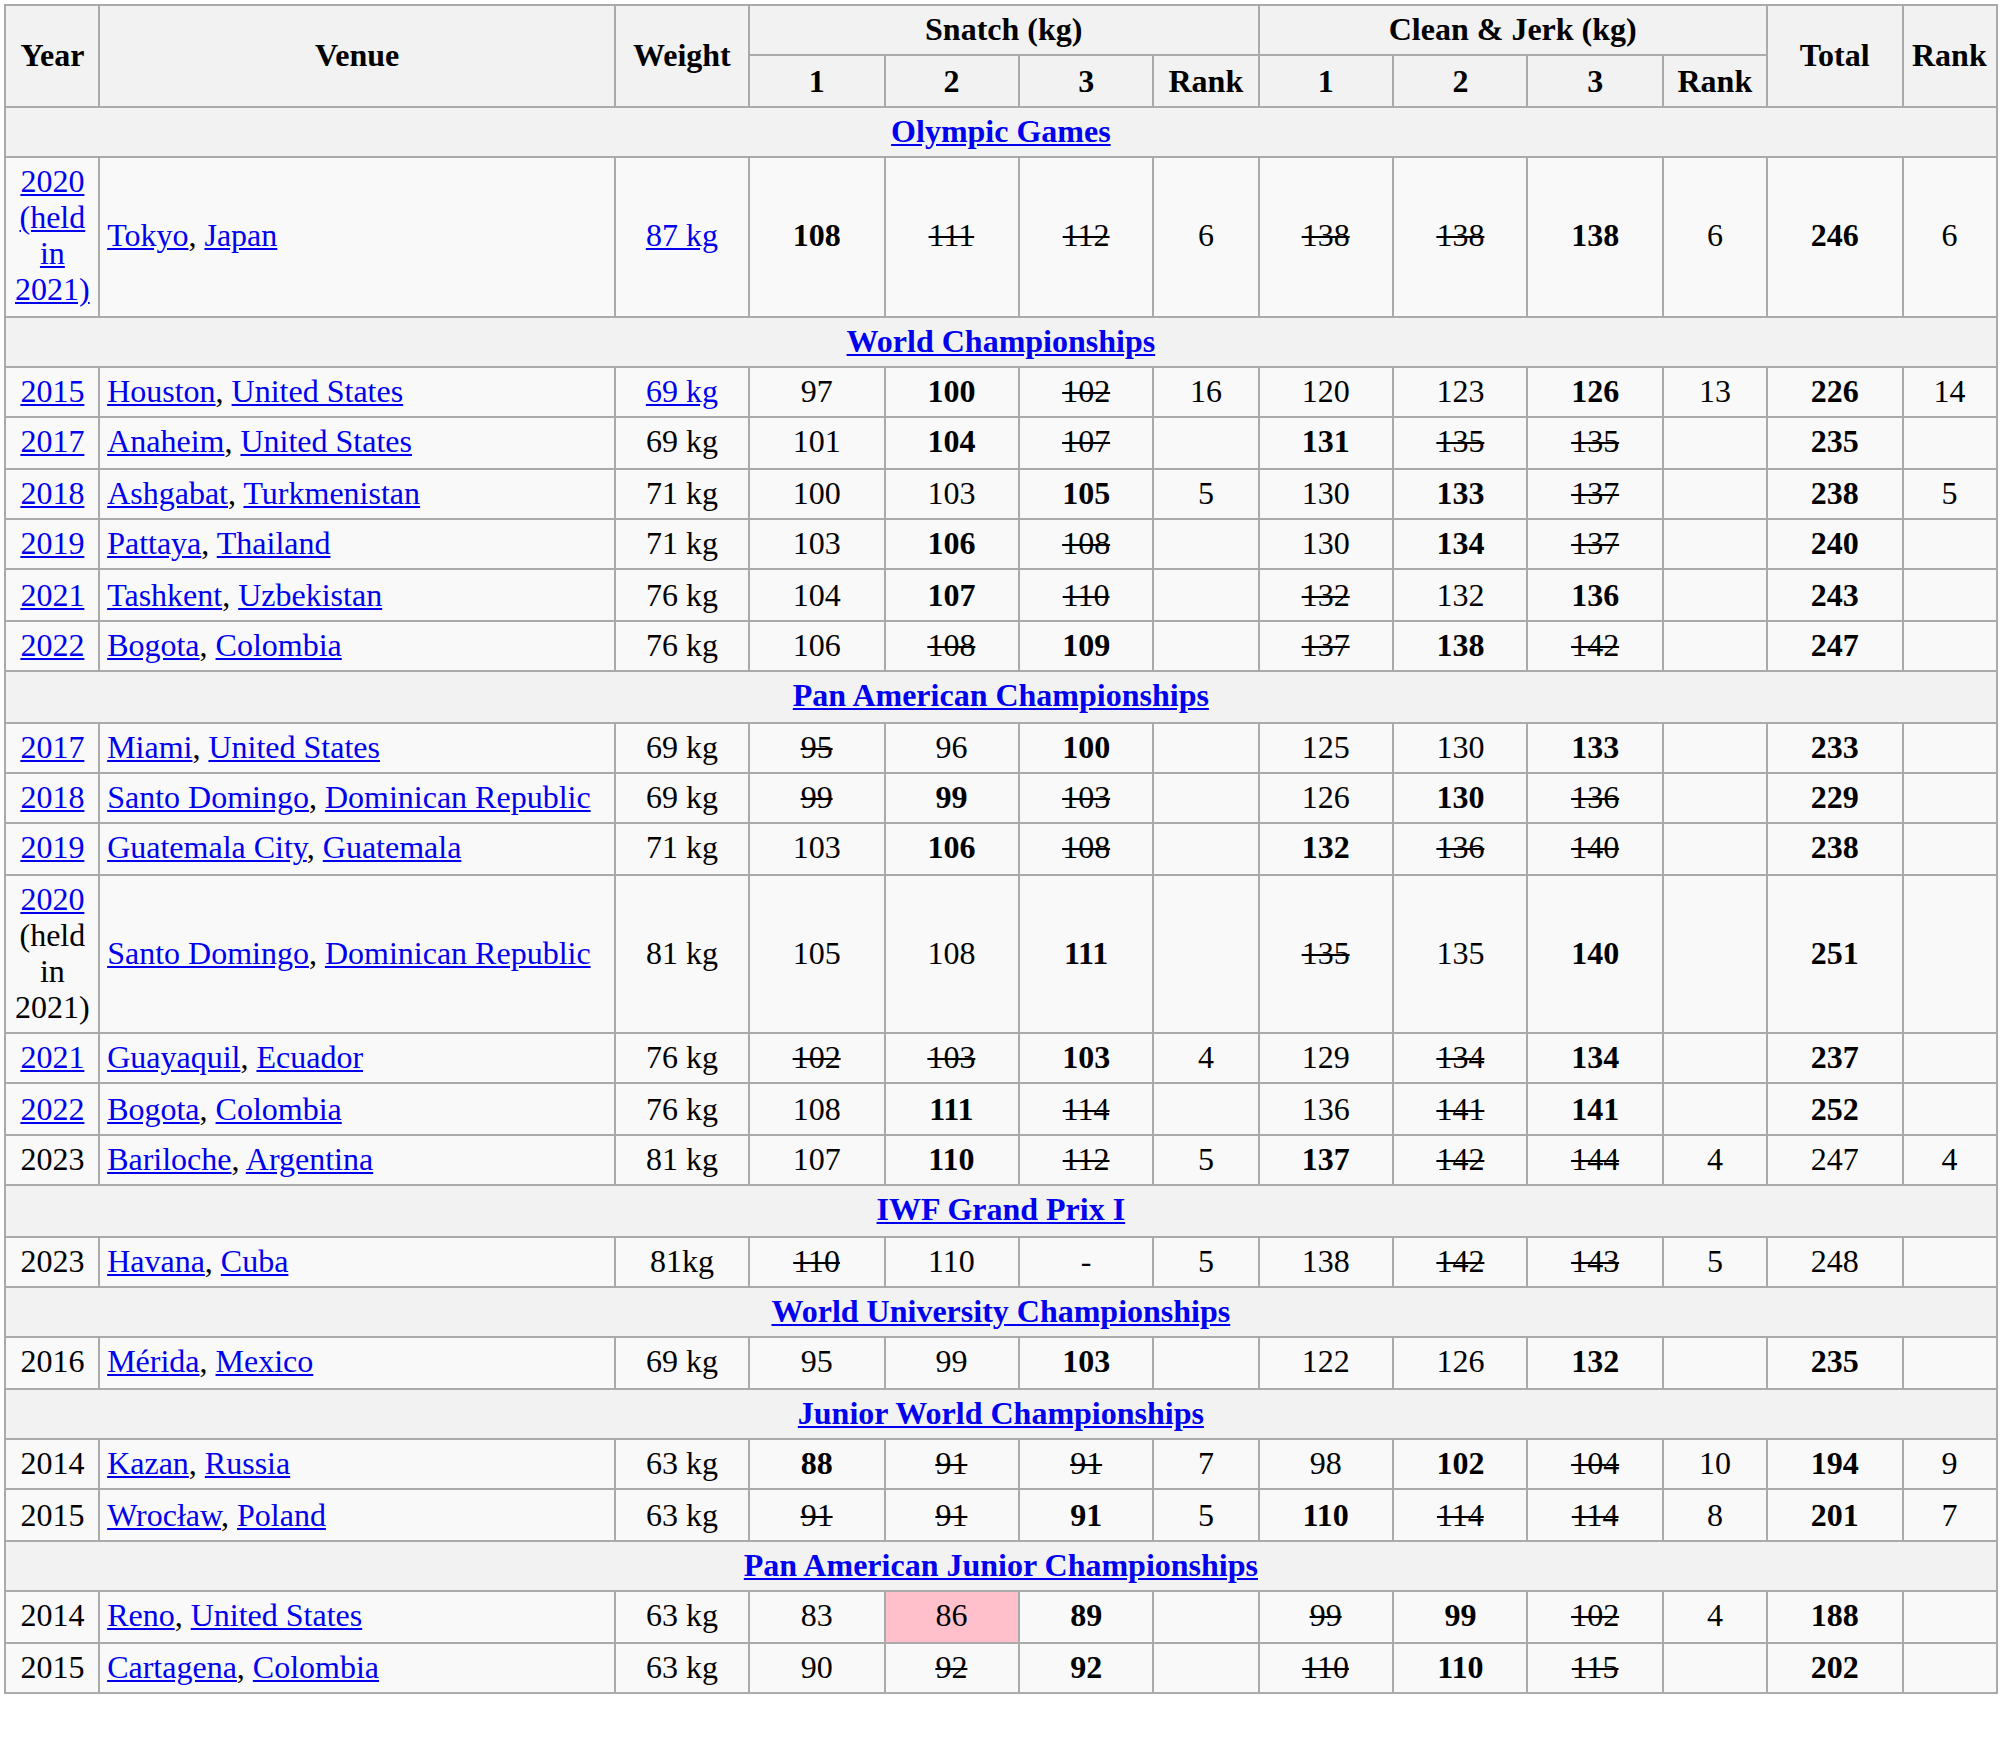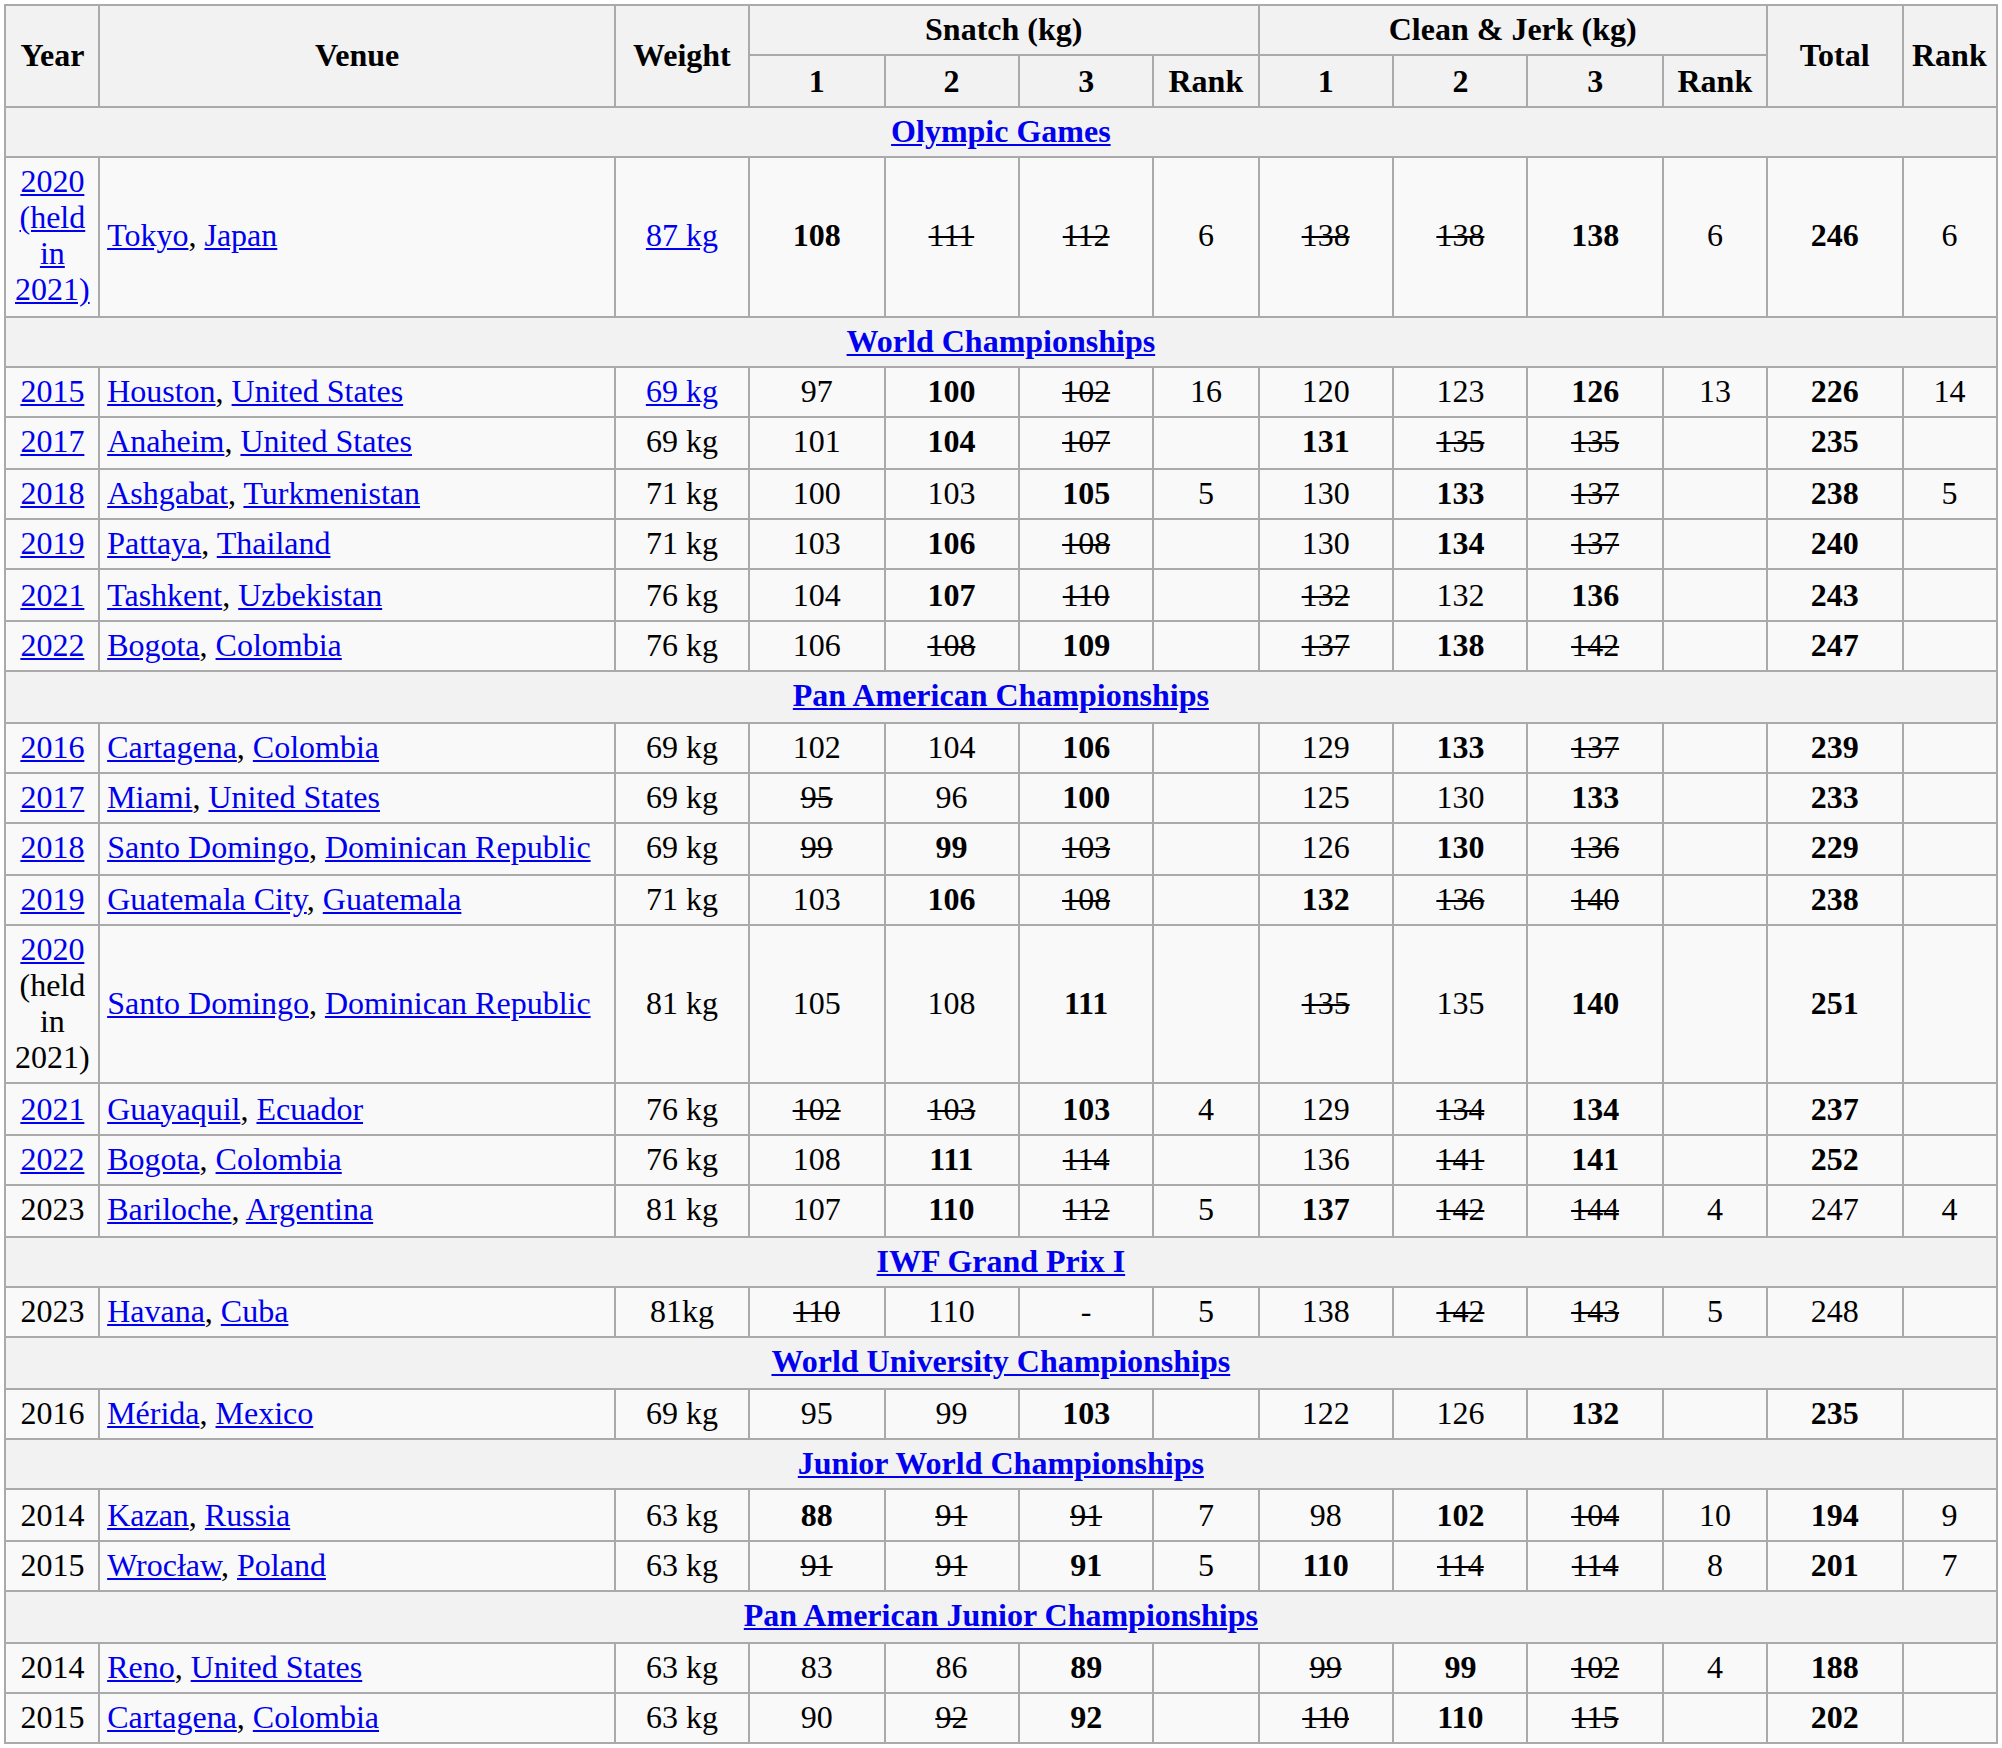+ row: (243, 746)
(951, 1616) pink background -> (951, 1666) no background
